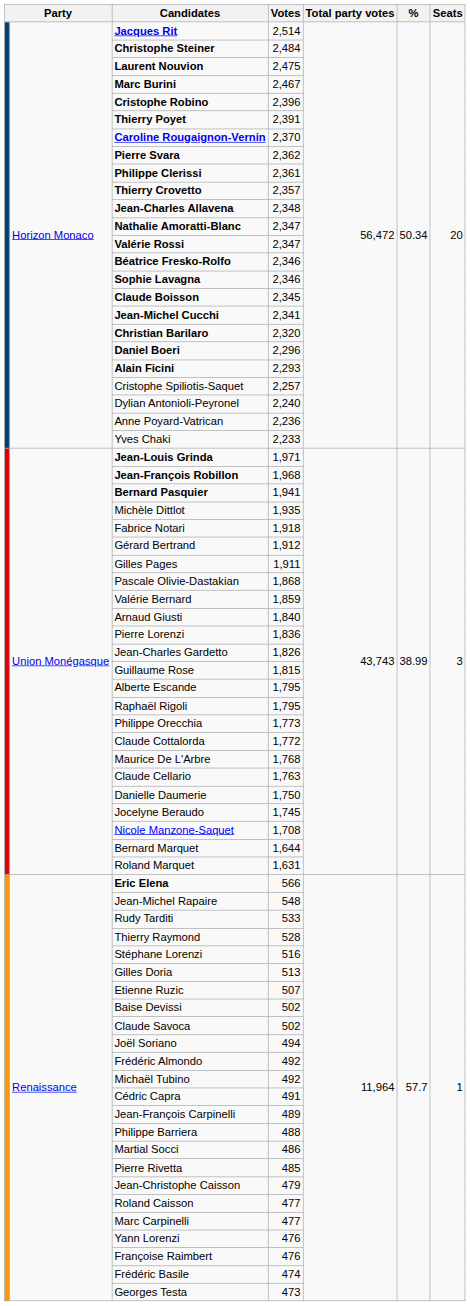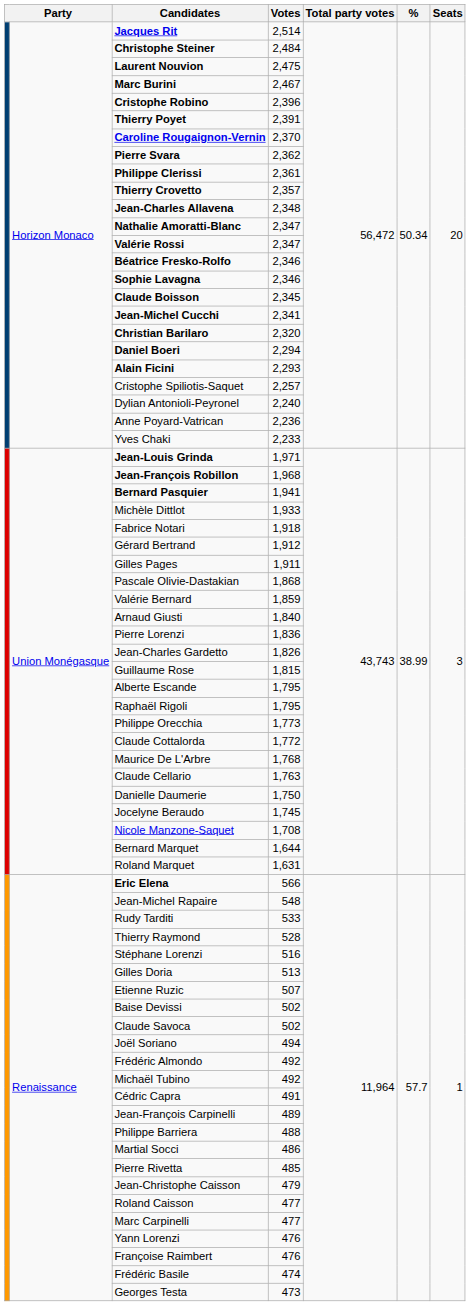(286, 350) 2,296 -> (286, 350) 2,294
(286, 510) 1,935 -> (286, 510) 1,933
